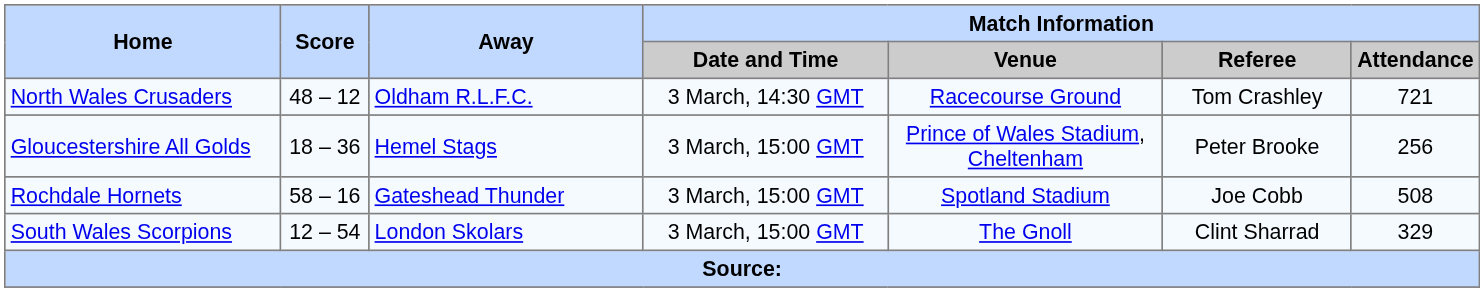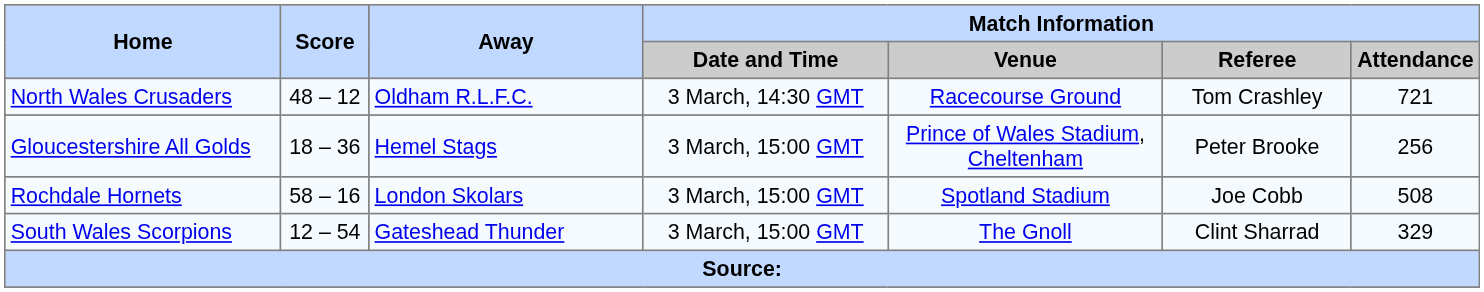(469, 195) Gateshead Thunder -> (449, 195) London Skolars
(449, 232) London Skolars -> (469, 232) Gateshead Thunder
